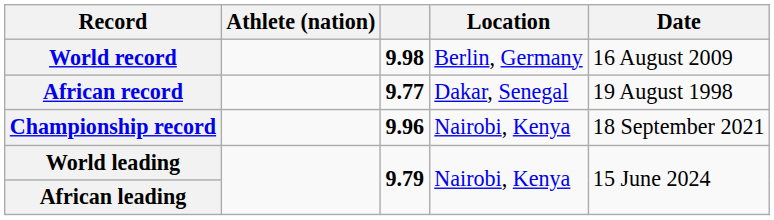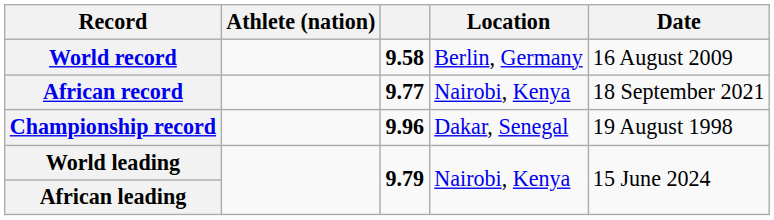(405, 57) 9.98 -> (405, 57) 9.58
(501, 92) Dakar, Senegal -> (502, 92) Nairobi, Kenya
(663, 92) 19 August 1998 -> (679, 92) 18 September 2021
(502, 127) Nairobi, Kenya -> (501, 127) Dakar, Senegal
(679, 127) 18 September 2021 -> (663, 127) 19 August 1998
